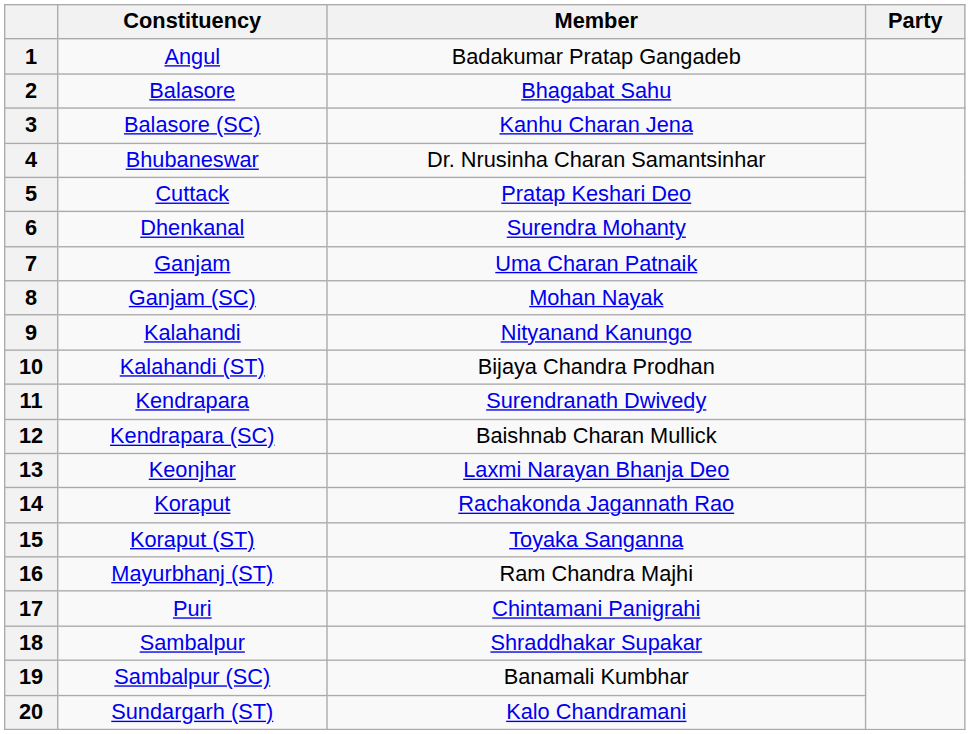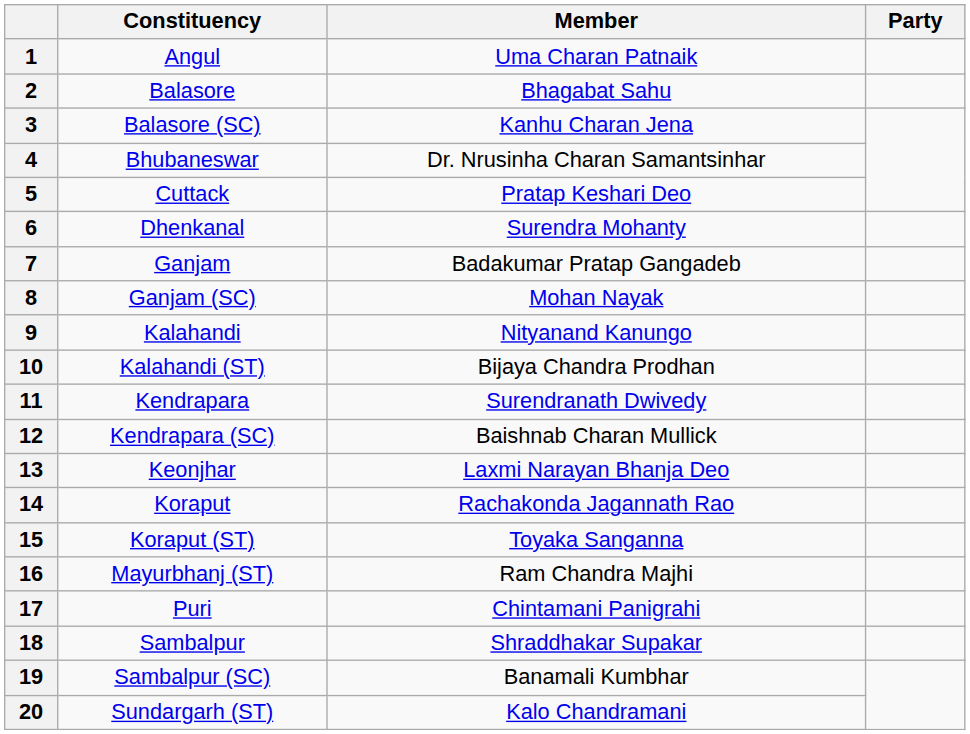(596, 56) Badakumar Pratap Gangadeb -> (596, 56) Uma Charan Patnaik
(596, 263) Uma Charan Patnaik -> (596, 263) Badakumar Pratap Gangadeb
